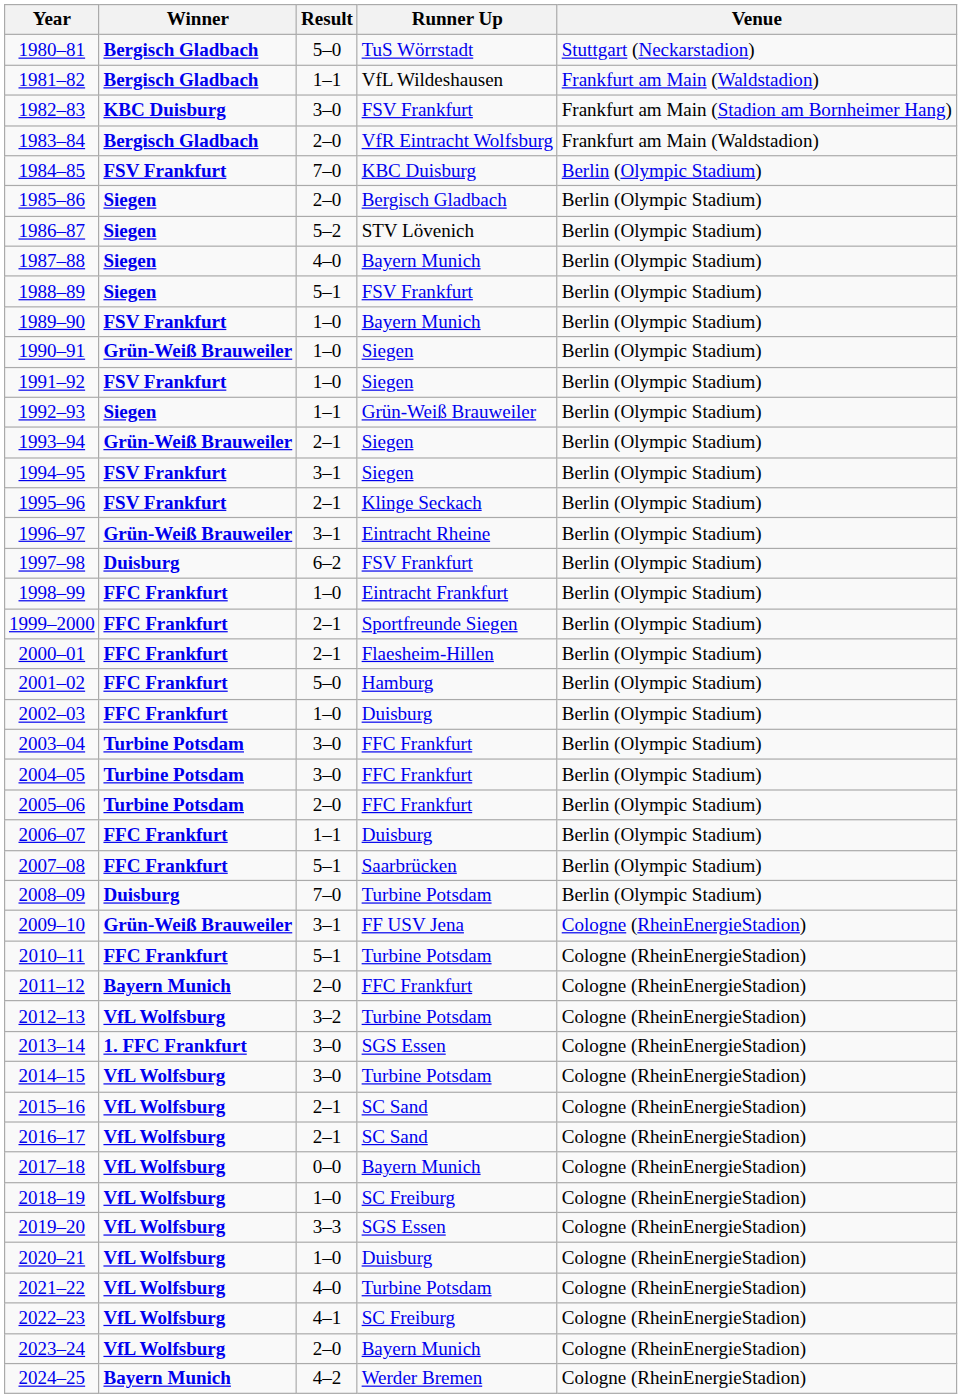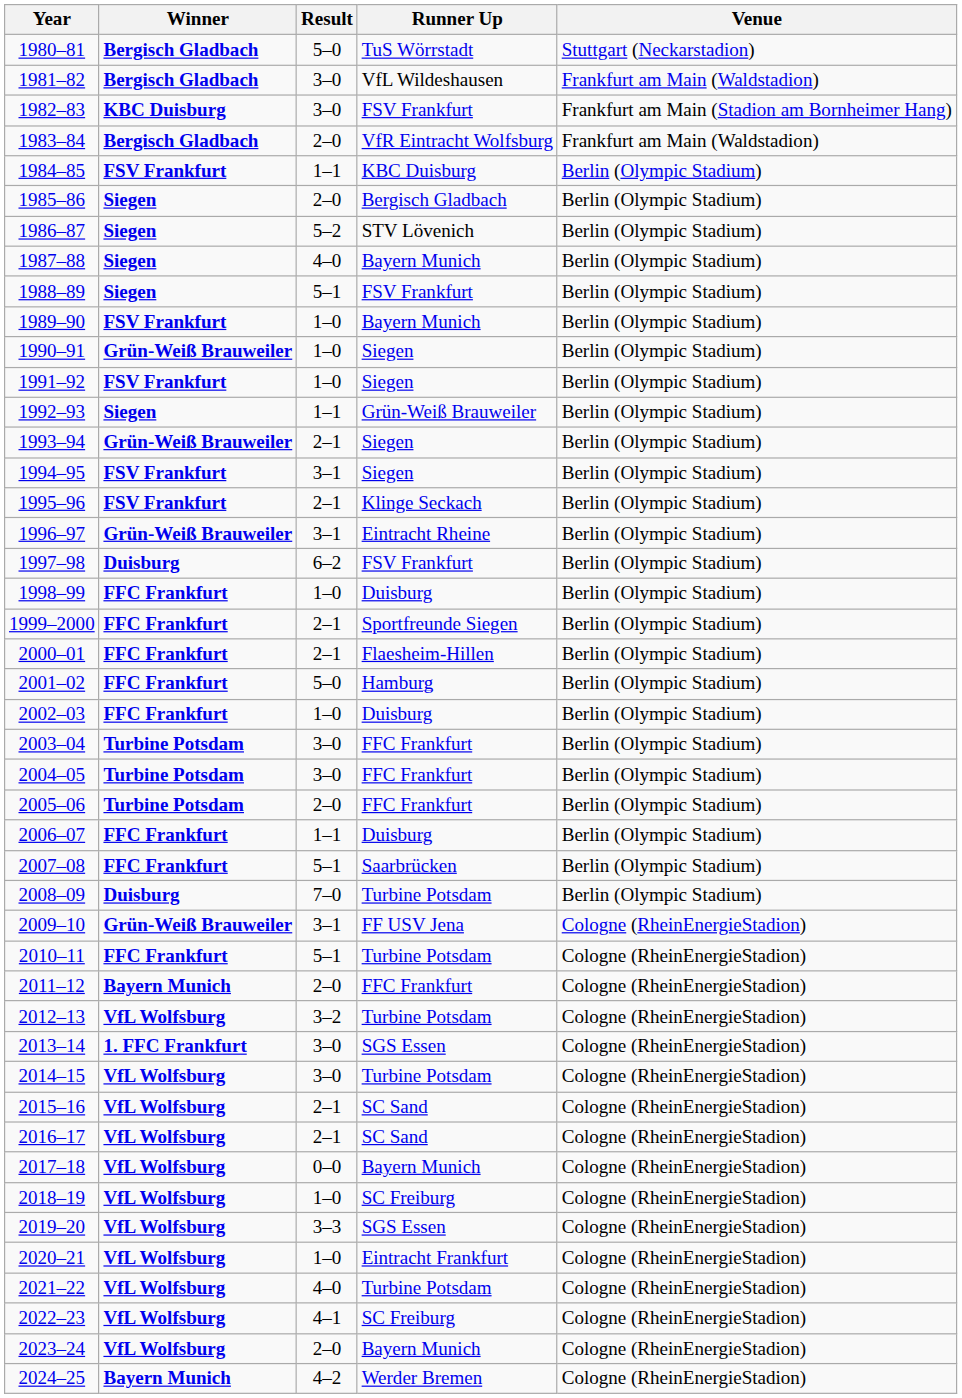(327, 79) 1–1 -> (327, 79) 3–0
(327, 170) 7–0 -> (327, 170) 1–1
(435, 593) Eintracht Frankfurt -> (397, 593) Duisburg
(397, 1257) Duisburg -> (435, 1257) Eintracht Frankfurt
